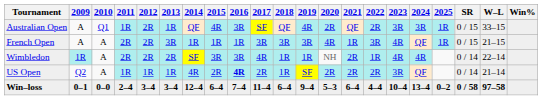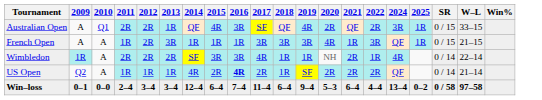- column: (398, 12)
(126, 27) 1R -> (126, 27) 2R
(126, 42) 2R -> (126, 42) 1R
